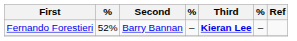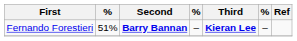(108, 28) 52% -> (108, 28) 51%
(152, 28) normal -> (155, 28) bold
